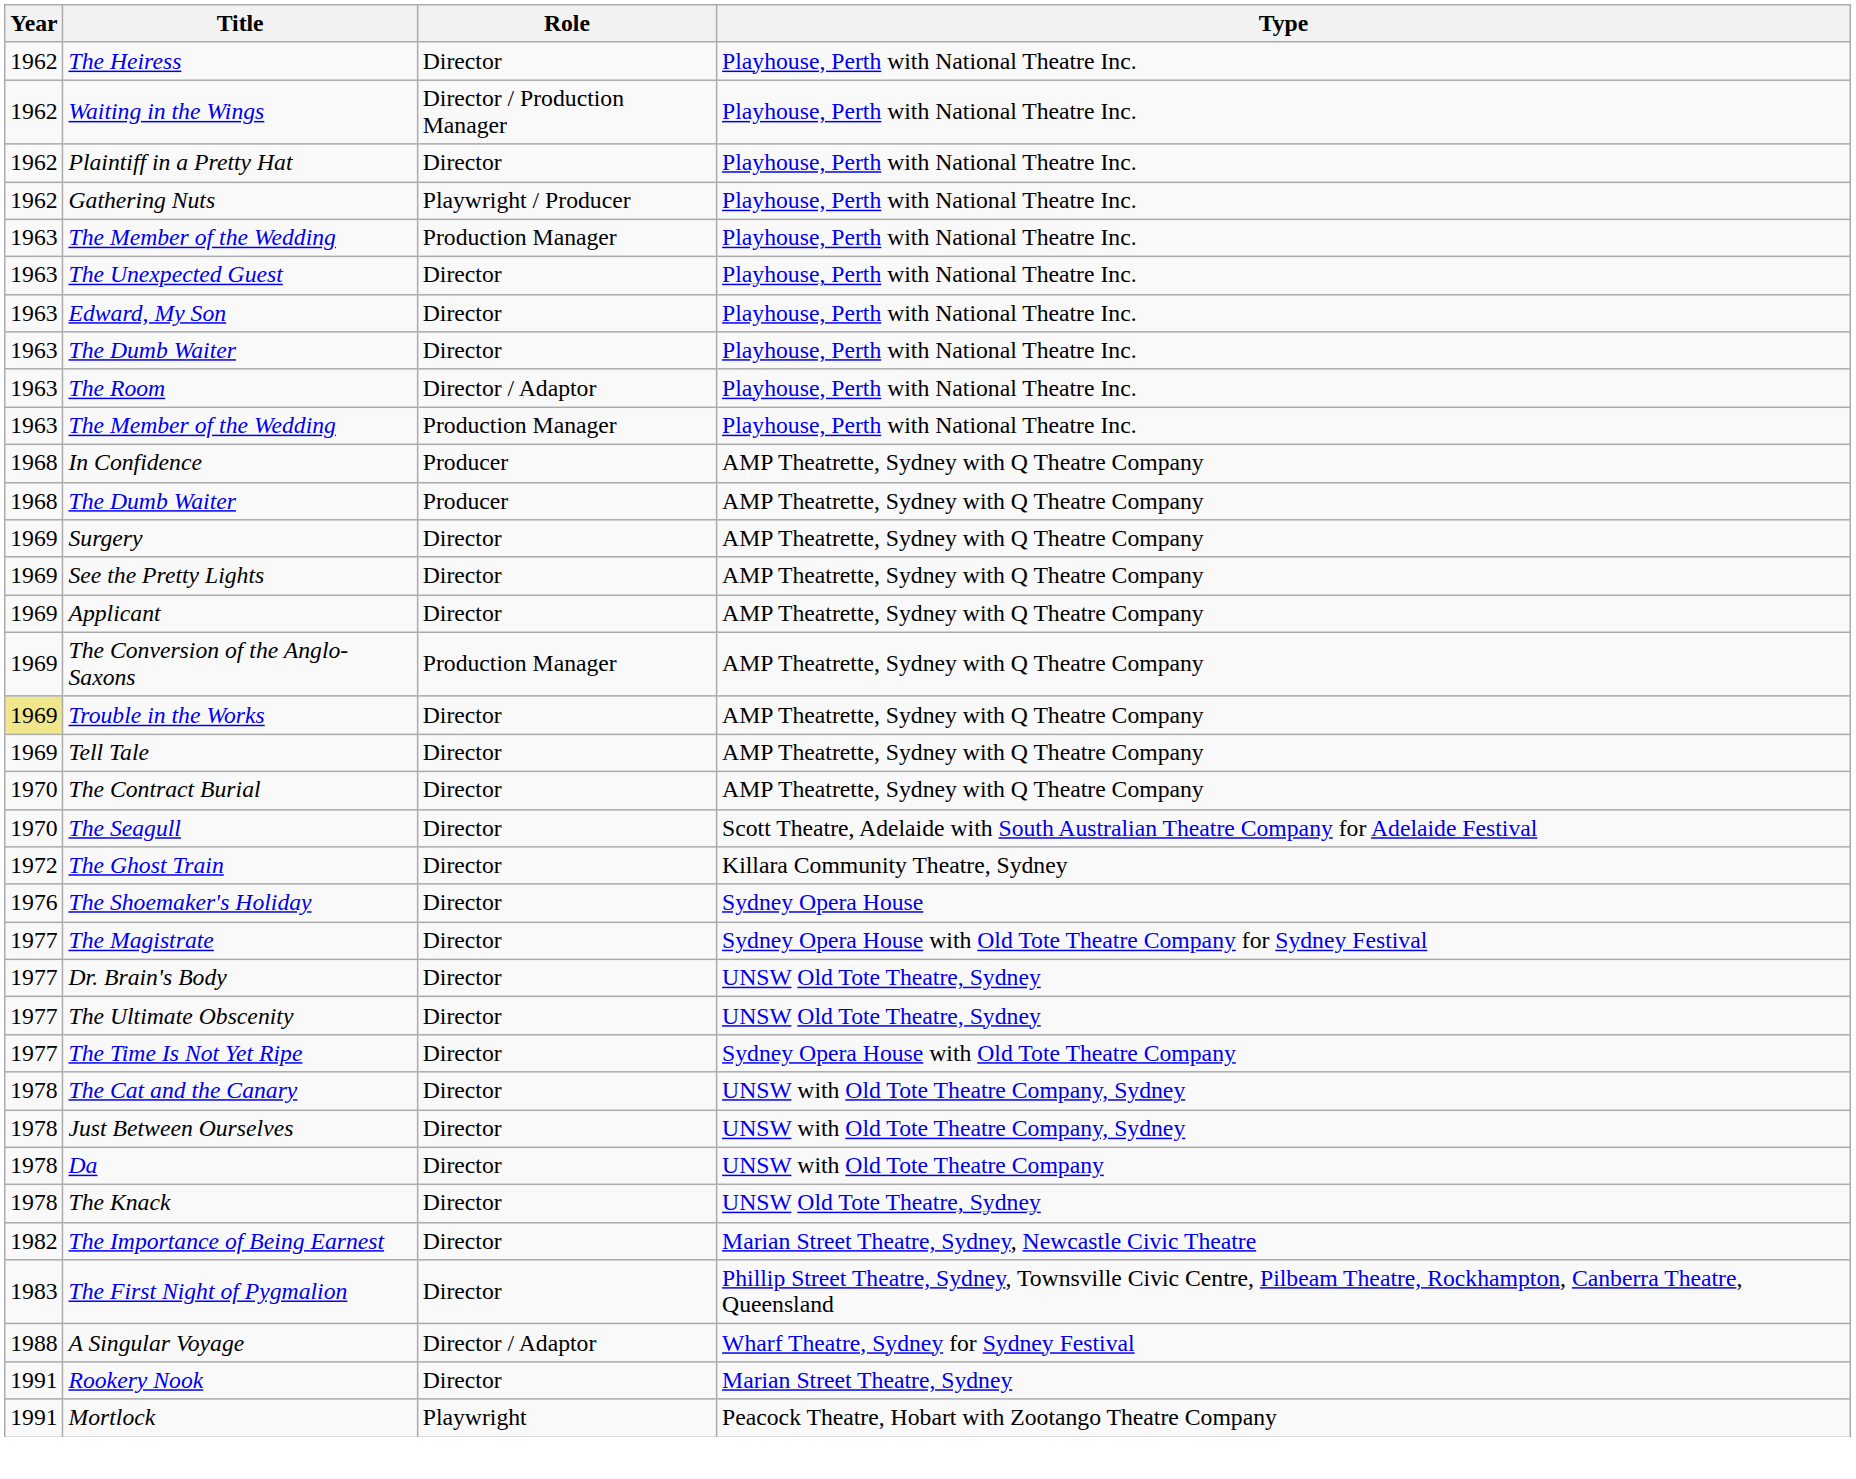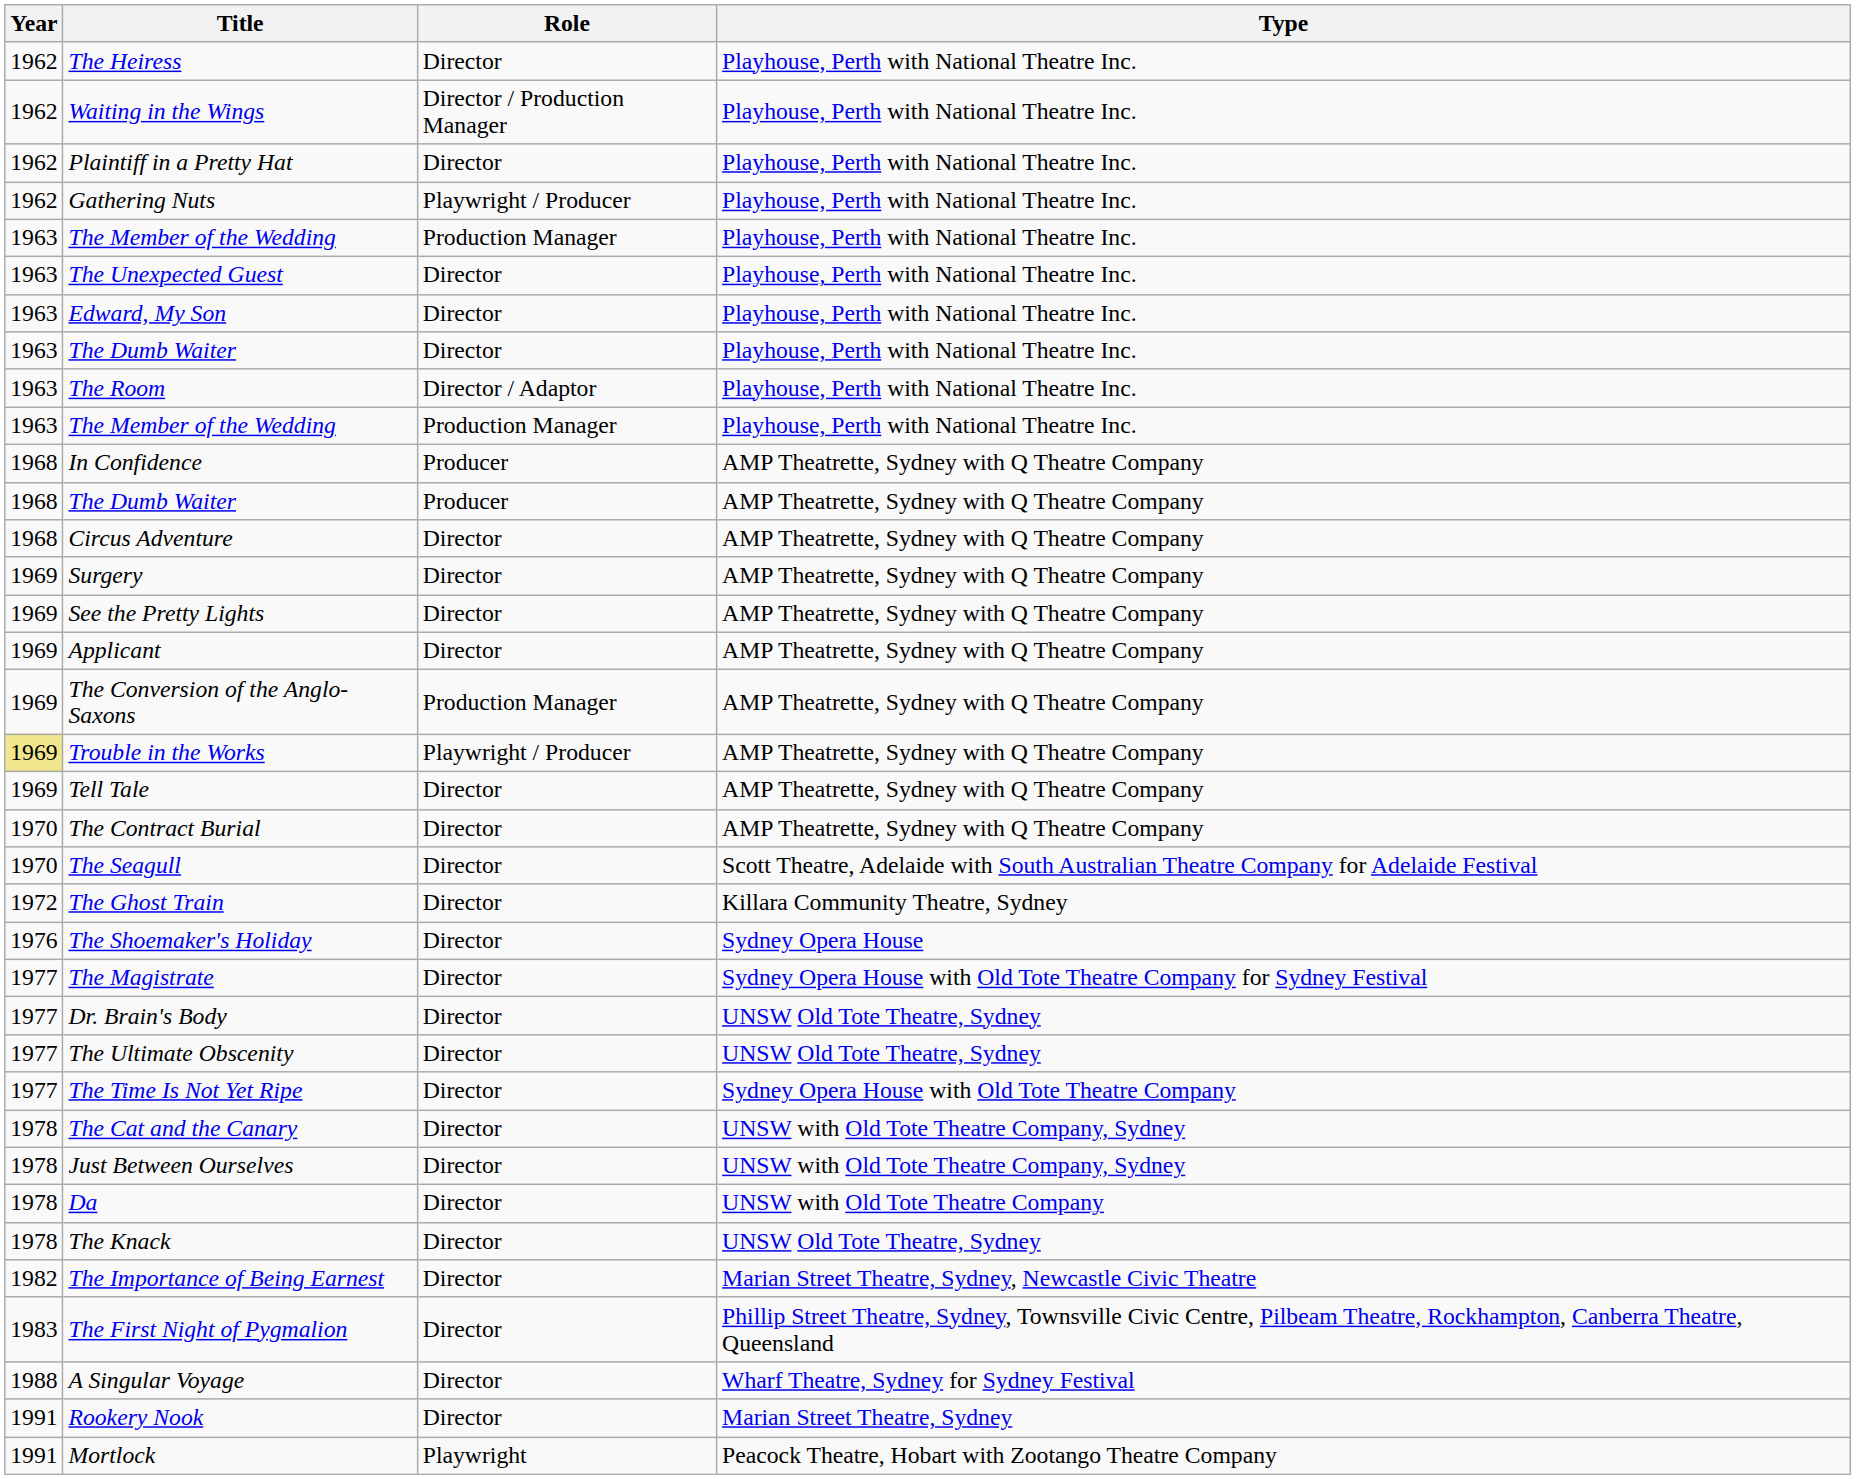+ row: (151, 538)
(462, 714) Director -> (527, 752) Playwright / Producer
(510, 1342) Director / Adaptor -> (462, 1380) Director
